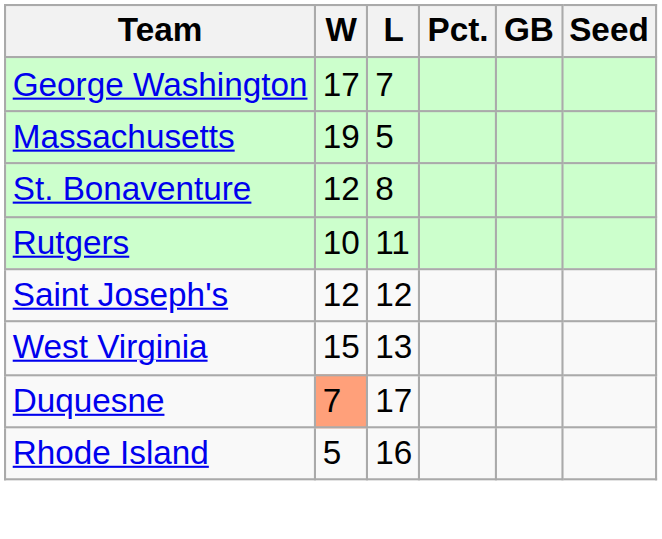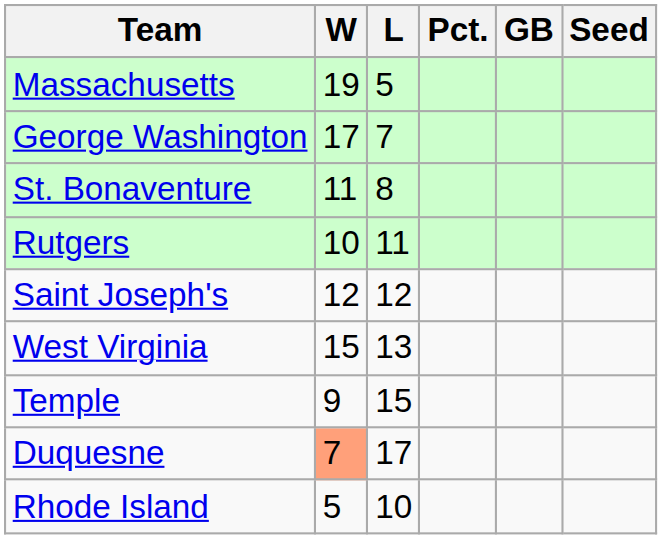rows swapped: (124, 136) <-> (160, 83)
(341, 189) 12 -> (340, 189) 11
+ row: (66, 400)
(394, 453) 16 -> (394, 505) 10
